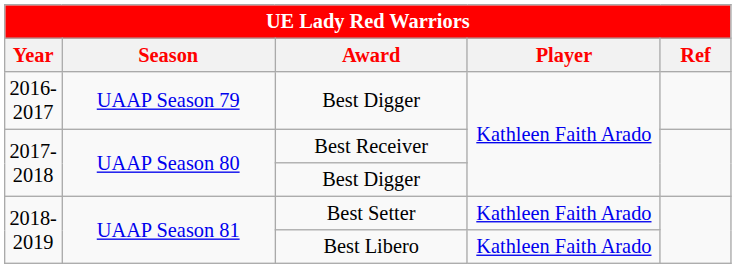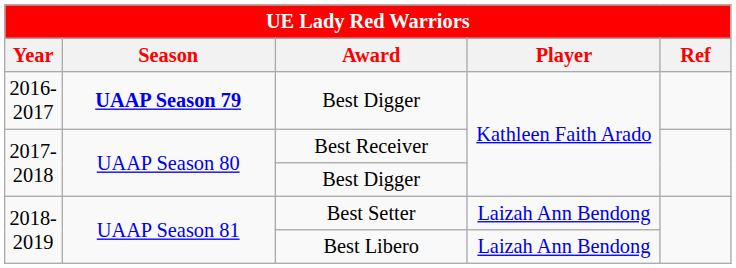(168, 100) normal -> (168, 100) bold
(564, 213) Kathleen Faith Arado -> (564, 213) Laizah Ann Bendong
(564, 247) Kathleen Faith Arado -> (564, 247) Laizah Ann Bendong
